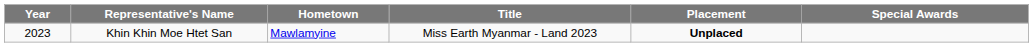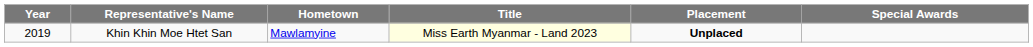(38, 33) 2023 -> (38, 33) 2019
(510, 33) no background -> (510, 33) lightyellow background
